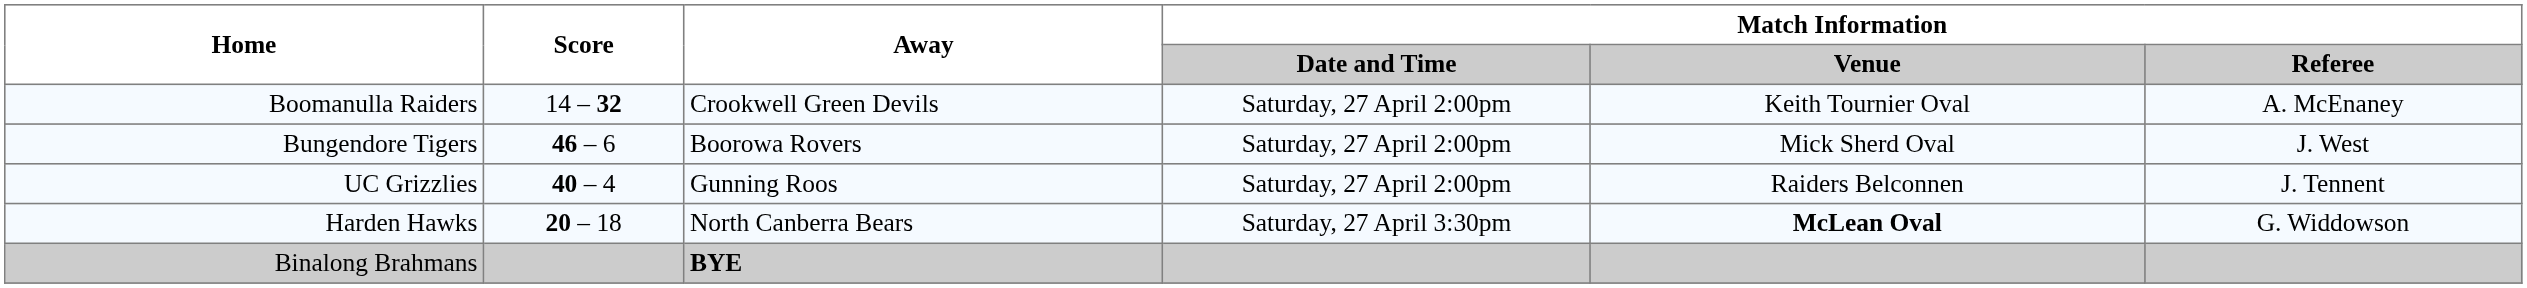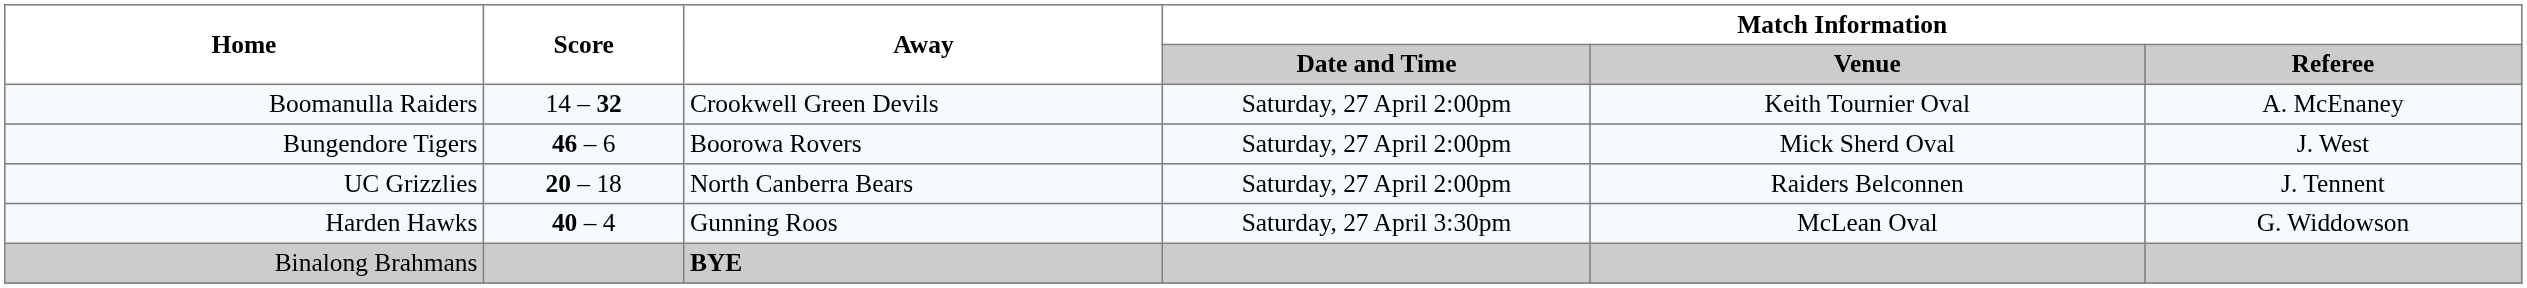(584, 183) 40 – 4 -> (584, 183) 20 – 18
(764, 183) Gunning Roos -> (802, 183) North Canberra Bears
(584, 223) 20 – 18 -> (584, 223) 40 – 4
(802, 223) North Canberra Bears -> (764, 223) Gunning Roos
(1867, 223) bold -> (1867, 223) normal
